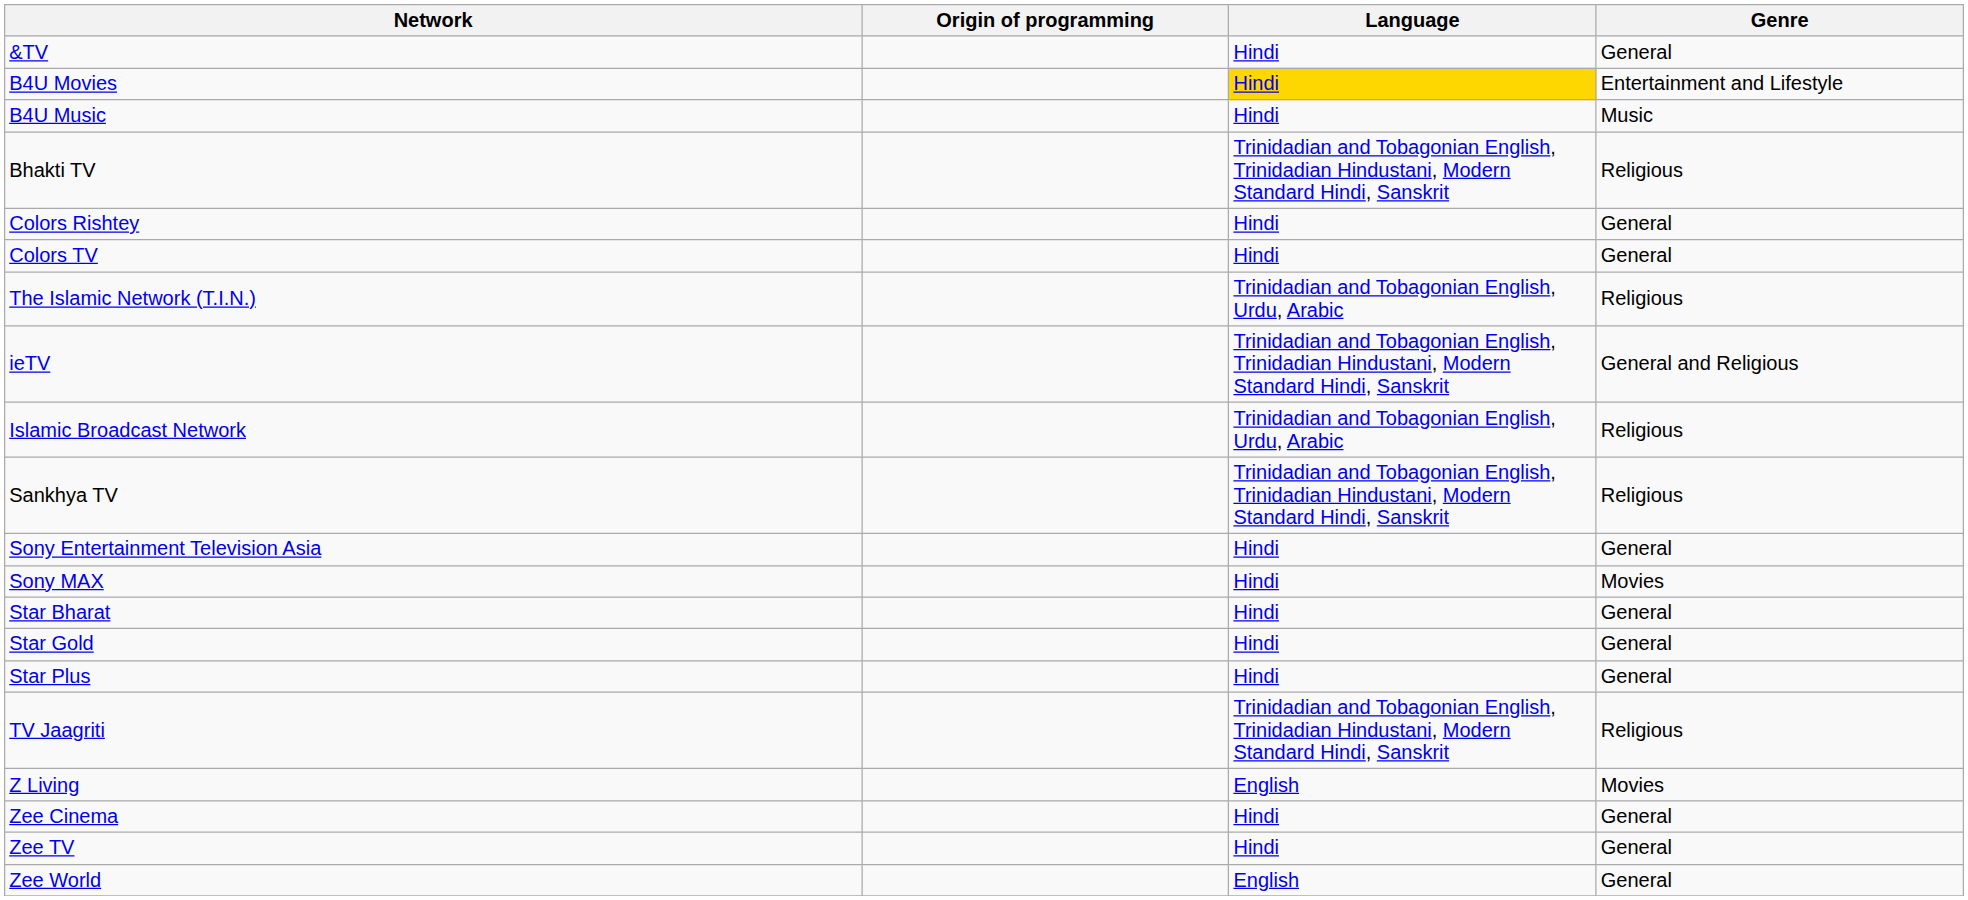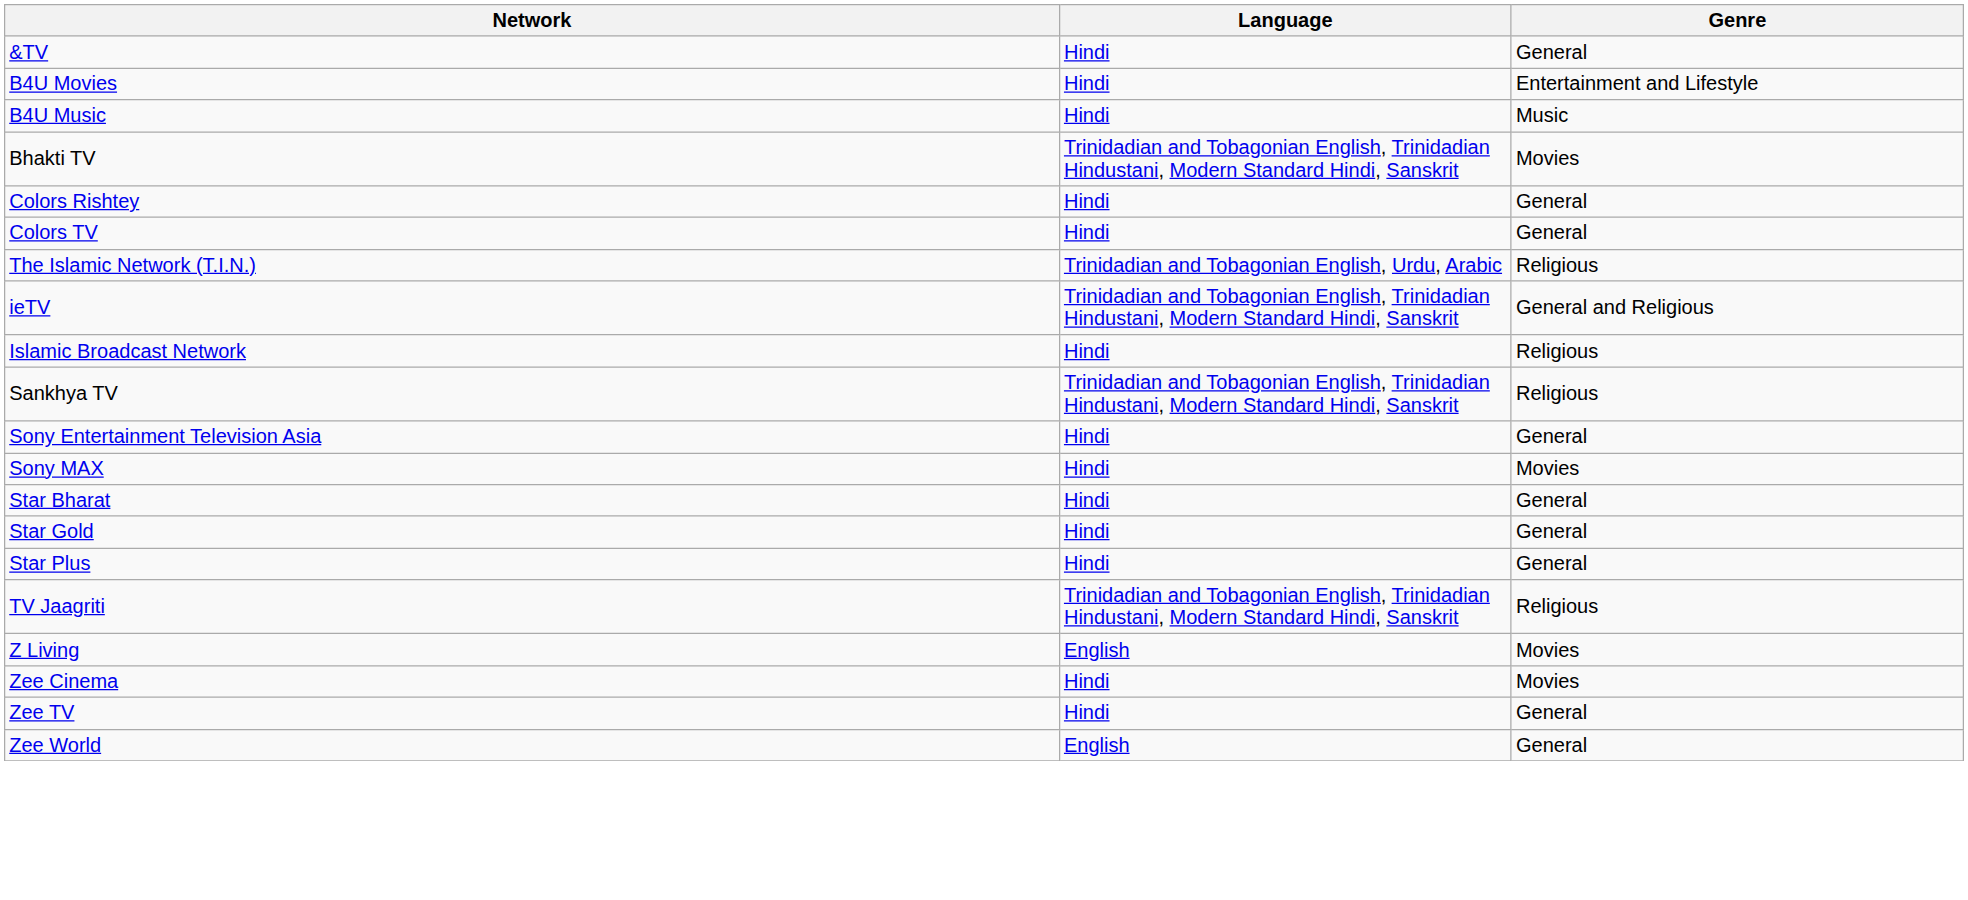- column: (1045, 20)
(1256, 83) gold background -> (1087, 83) no background
(1642, 169) Religious -> (1548, 158) Movies
(1395, 429) Trinidadian and Tobagonian English, Urdu, Arabic -> (1087, 350) Hindi
(1636, 816) General -> (1548, 681) Movies
